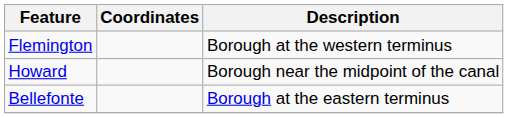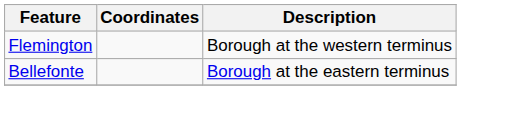- row: (38, 71)
